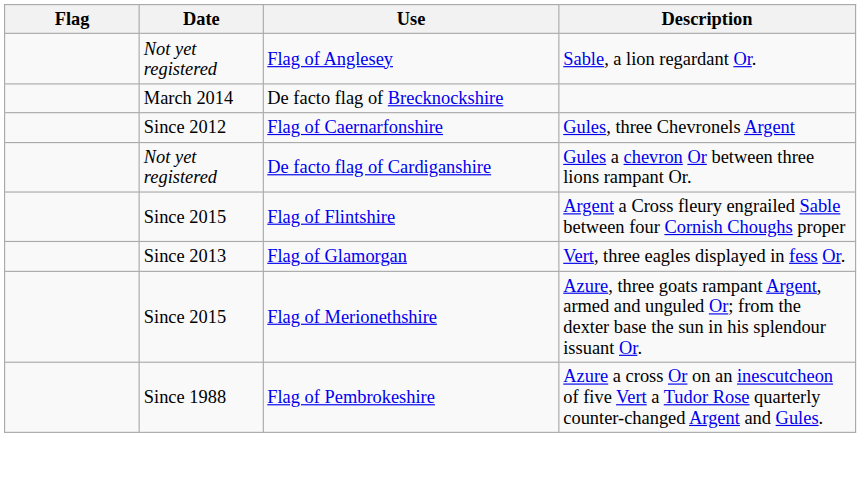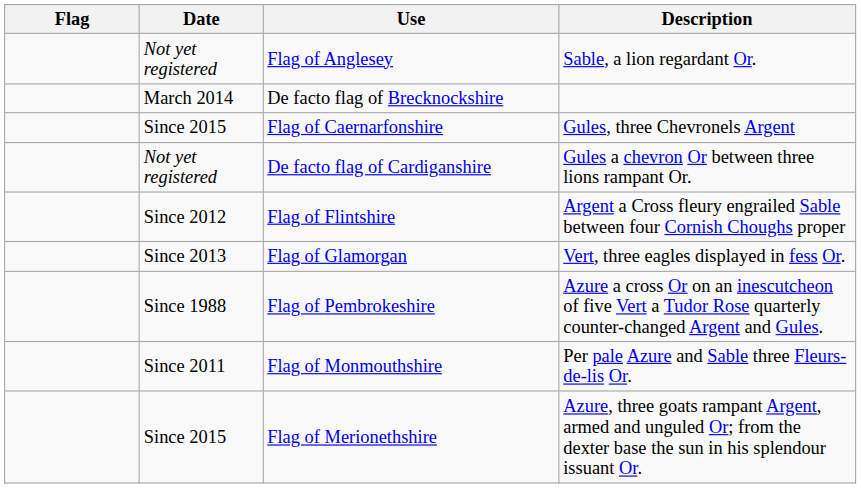(185, 127) Since 2012 -> (185, 127) Since 2015
(185, 216) Since 2015 -> (185, 216) Since 2012
rows swapped: (352, 316) <-> (351, 397)
+ row: (355, 366)
